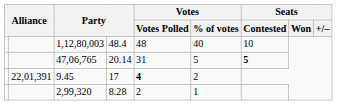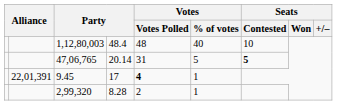(196, 76) 2 -> (196, 76) 1
